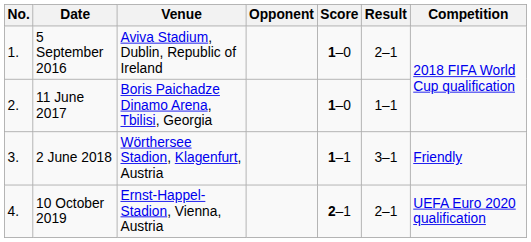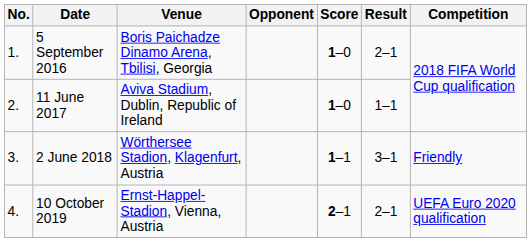(178, 52) Aviva Stadium, Dublin, Republic of Ireland -> (170, 52) Boris Paichadze Dinamo Arena, Tbilisi, Georgia
(170, 105) Boris Paichadze Dinamo Arena, Tbilisi, Georgia -> (178, 105) Aviva Stadium, Dublin, Republic of Ireland
